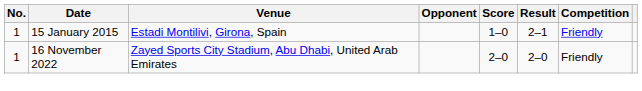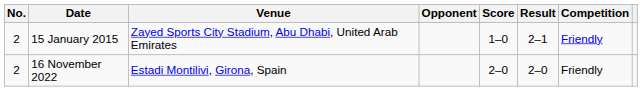(16, 32) 1 -> (16, 38) 2
(209, 32) Estadi Montilivi, Girona, Spain -> (264, 38) Zayed Sports City Stadium, Abu Dhabi, United Arab Emirates
(16, 57) 1 -> (16, 70) 2
(264, 57) Zayed Sports City Stadium, Abu Dhabi, United Arab Emirates -> (209, 70) Estadi Montilivi, Girona, Spain
